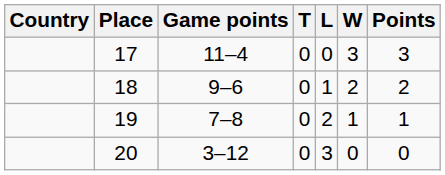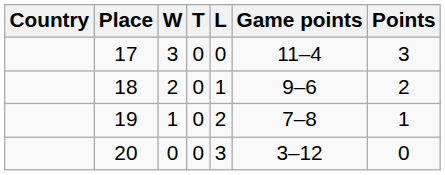columns swapped: (353, 20) <-> (226, 20)
